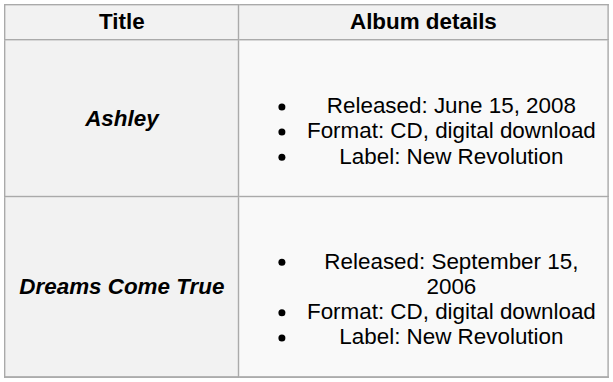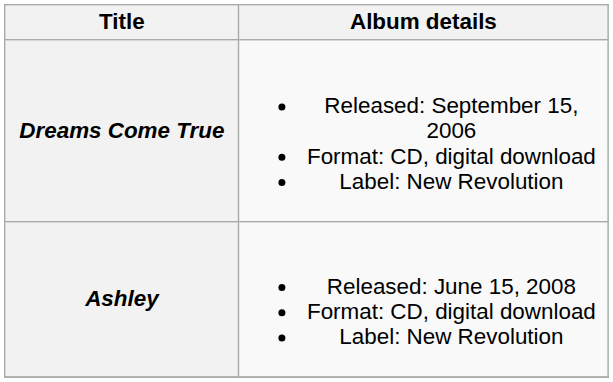rows swapped: (122, 286) <-> (122, 117)
